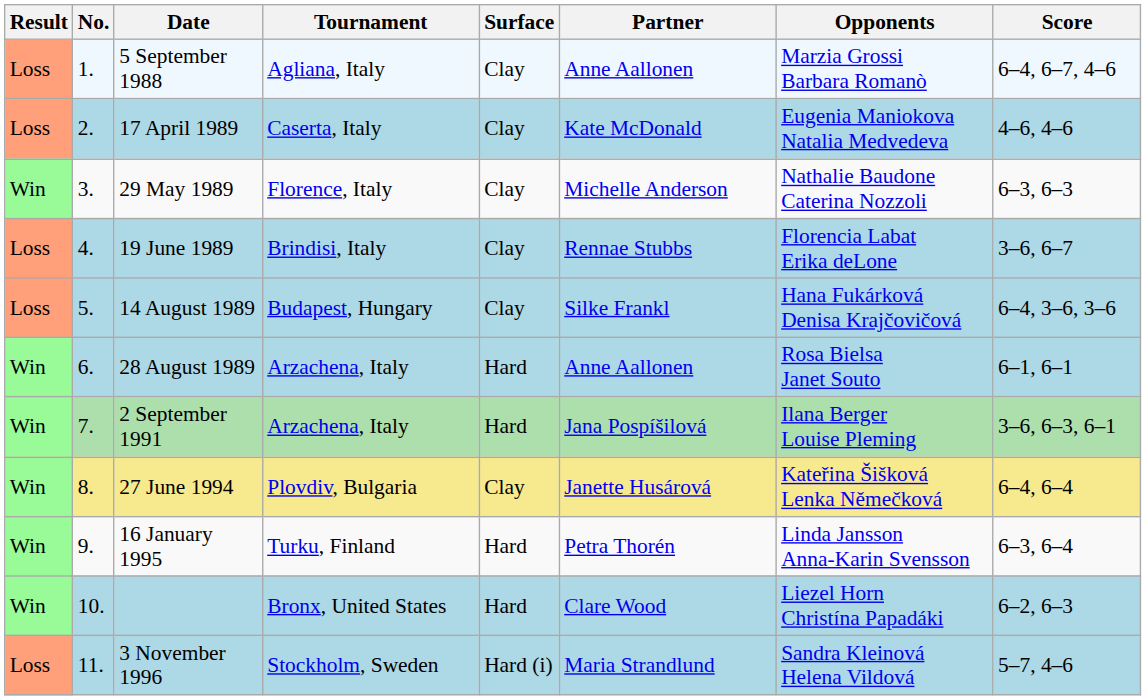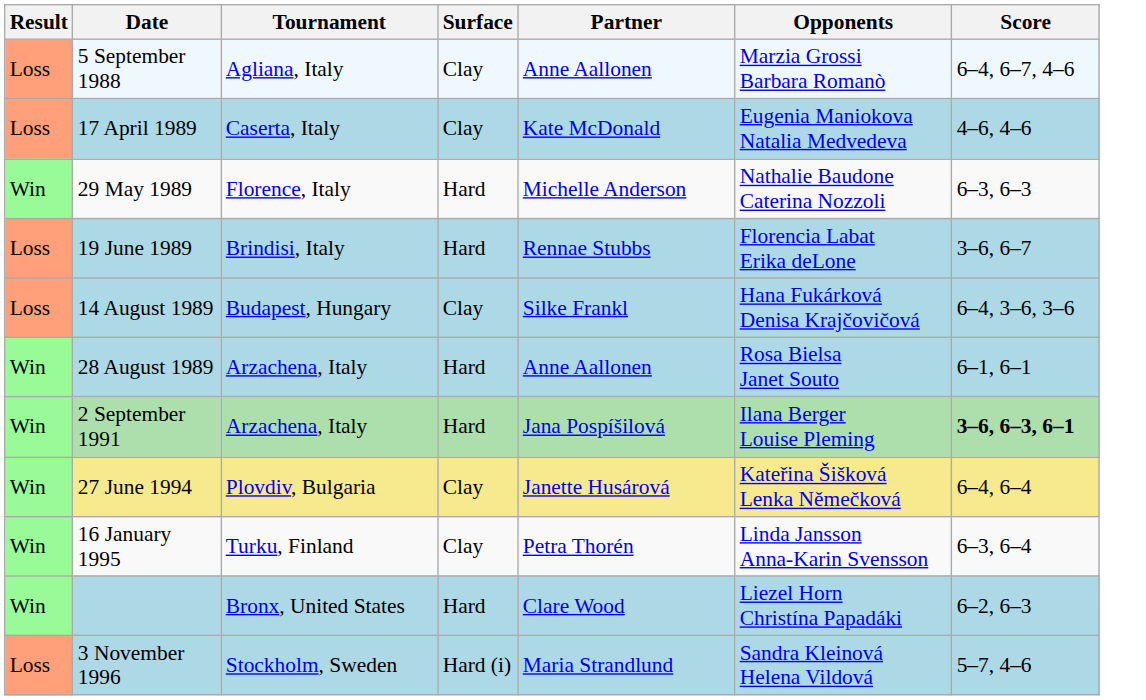- column: (94, 21)
(504, 187) Clay -> (464, 187) Hard
(504, 247) Clay -> (464, 247) Hard
(1057, 426) normal -> (1016, 426) bold
(506, 545) Hard -> (463, 545) Clay
